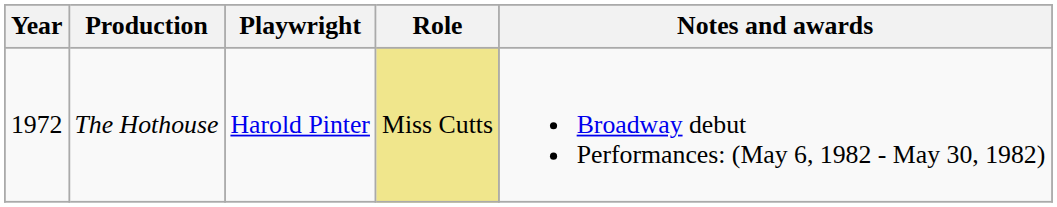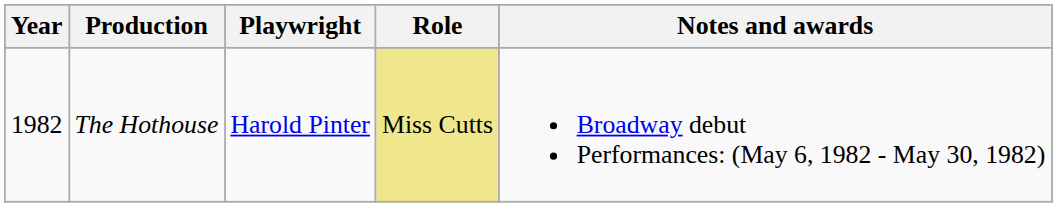(37, 124) 1972 -> (37, 124) 1982
